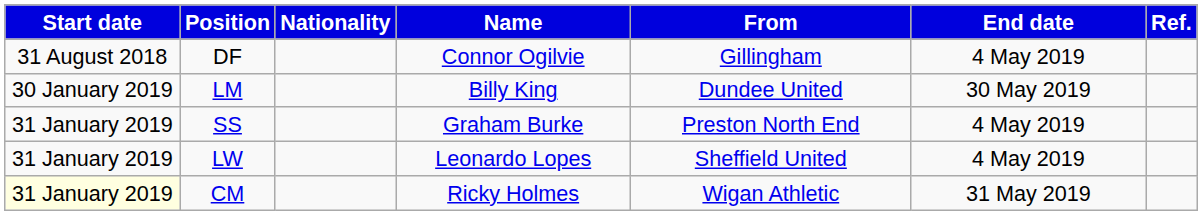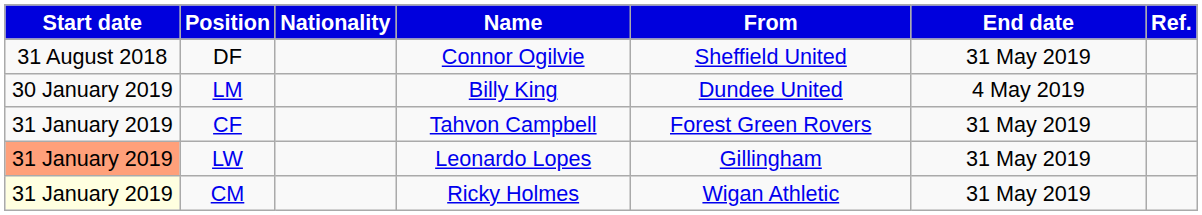(771, 56) Gillingham -> (771, 56) Sheffield United
(1028, 56) 4 May 2019 -> (1028, 56) 31 May 2019
(1028, 90) 30 May 2019 -> (1028, 90) 4 May 2019
- row: (228, 125)
+ row: (228, 125)
(92, 159) no background -> (92, 159) lightsalmon background
(771, 159) Sheffield United -> (771, 159) Gillingham
(1028, 159) 4 May 2019 -> (1028, 159) 31 May 2019
